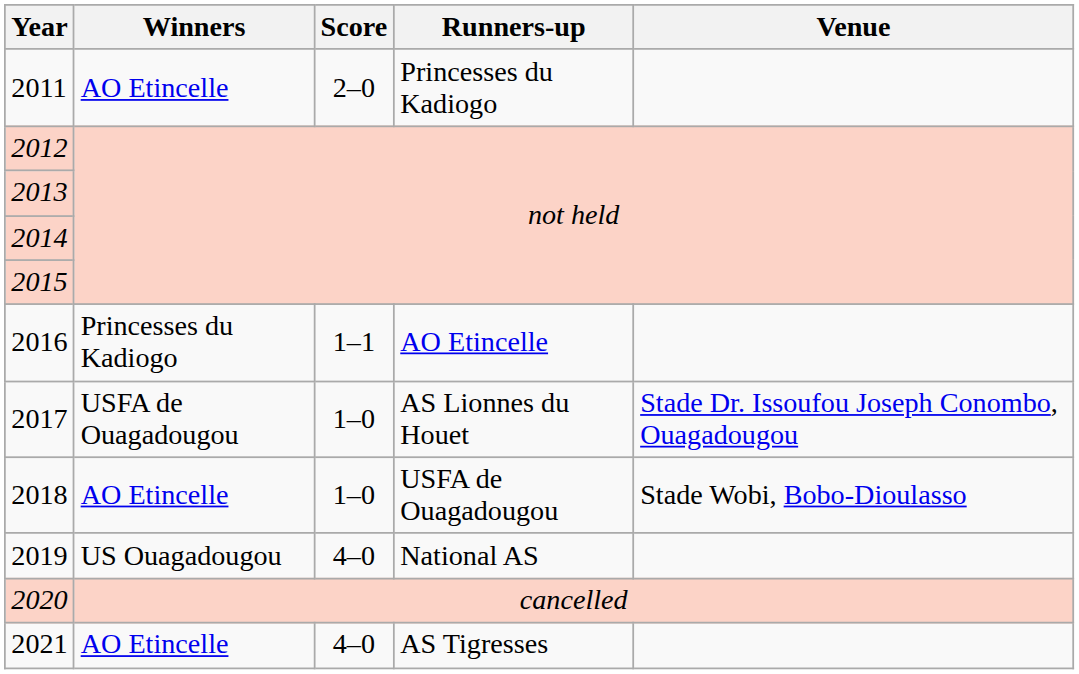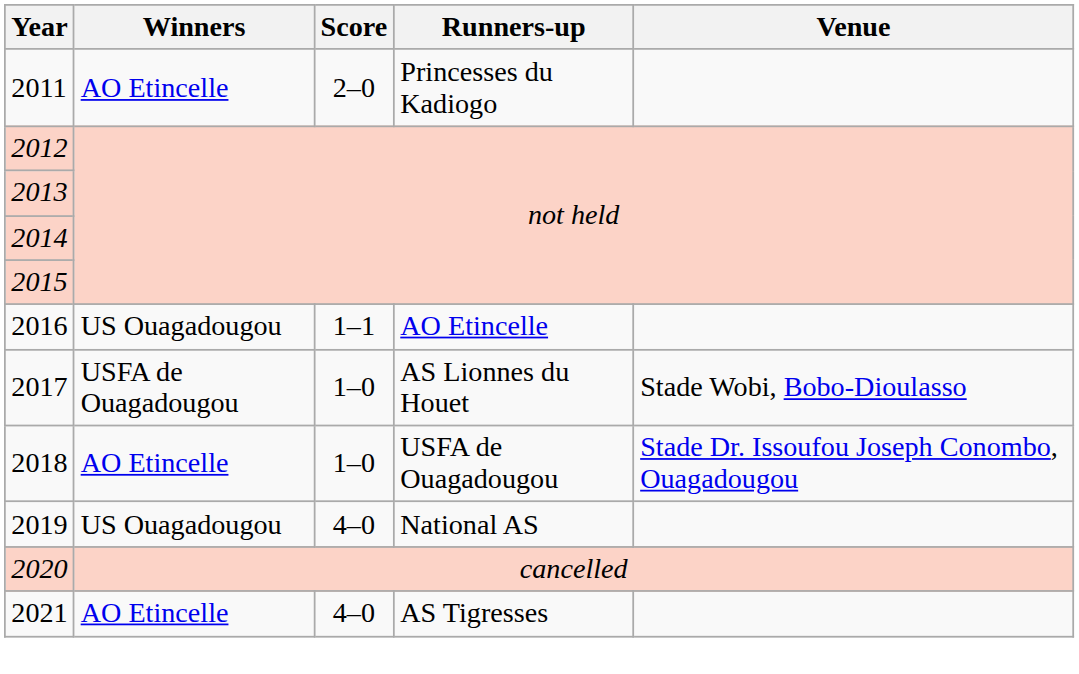(157, 342) Princesses du Kadiogo -> (181, 326) US Ouagadougou
(849, 418) Stade Dr. Issoufou Joseph Conombo, Ouagadougou -> (803, 386) Stade Wobi, Bobo-Dioulasso
(803, 494) Stade Wobi, Bobo-Dioulasso -> (849, 463) Stade Dr. Issoufou Joseph Conombo, Ouagadougou
